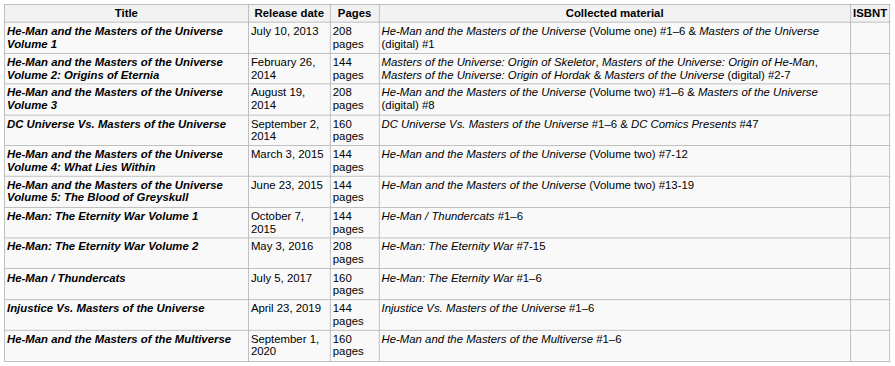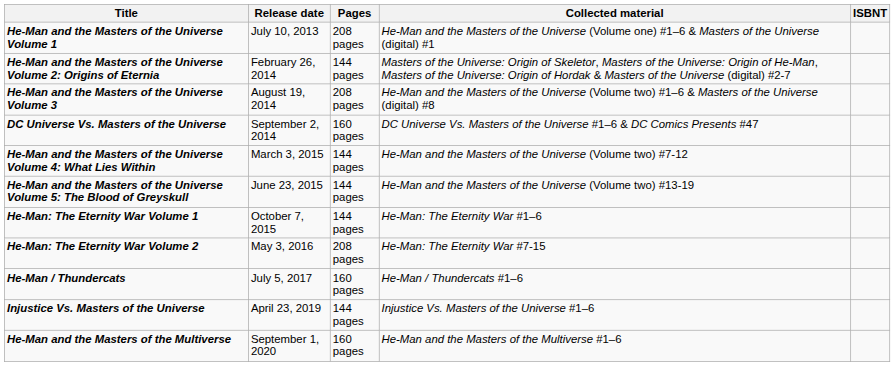(452, 216) He-Man / Thundercats #1–6 -> (462, 216) He-Man: The Eternity War #1–6
(462, 277) He-Man: The Eternity War #1–6 -> (452, 277) He-Man / Thundercats #1–6
